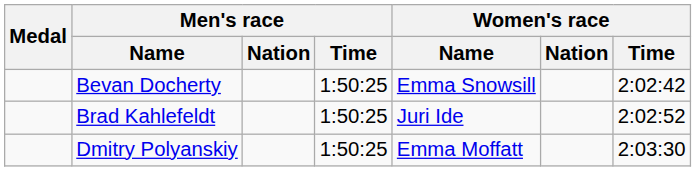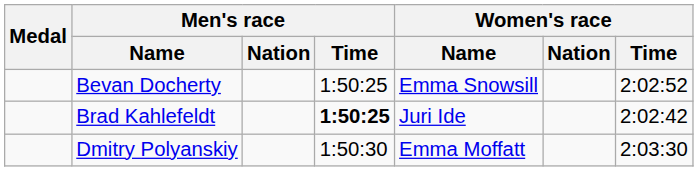(652, 85) 2:02:42 -> (654, 85) 2:02:52
(354, 117) normal -> (355, 117) bold
(652, 117) 2:02:52 -> (654, 117) 2:02:42
(354, 149) 1:50:25 -> (354, 149) 1:50:30
